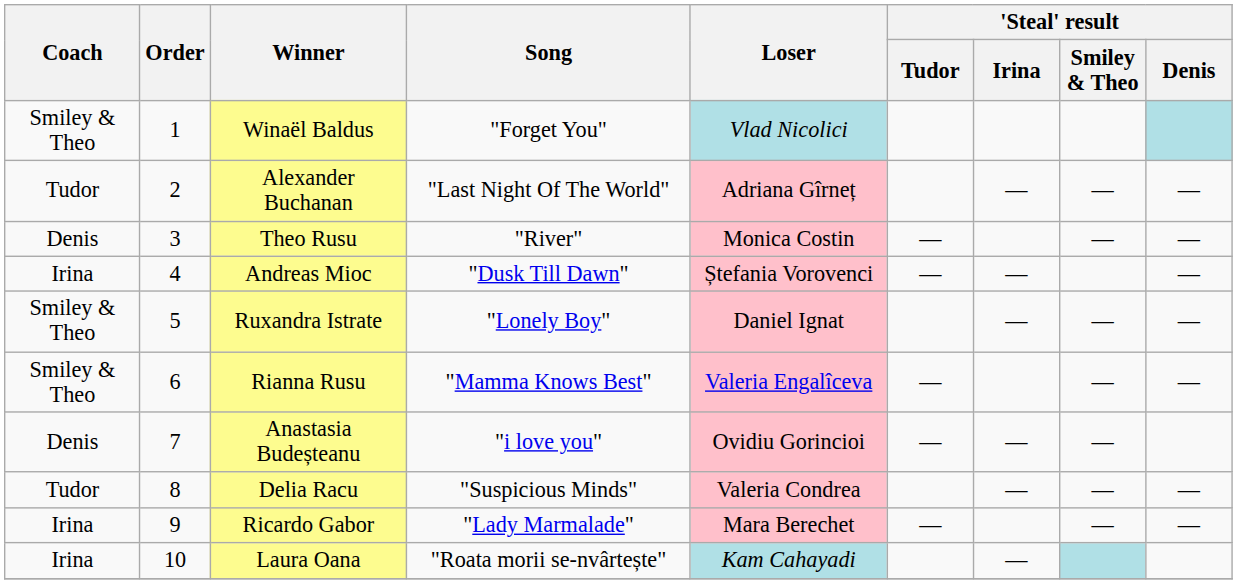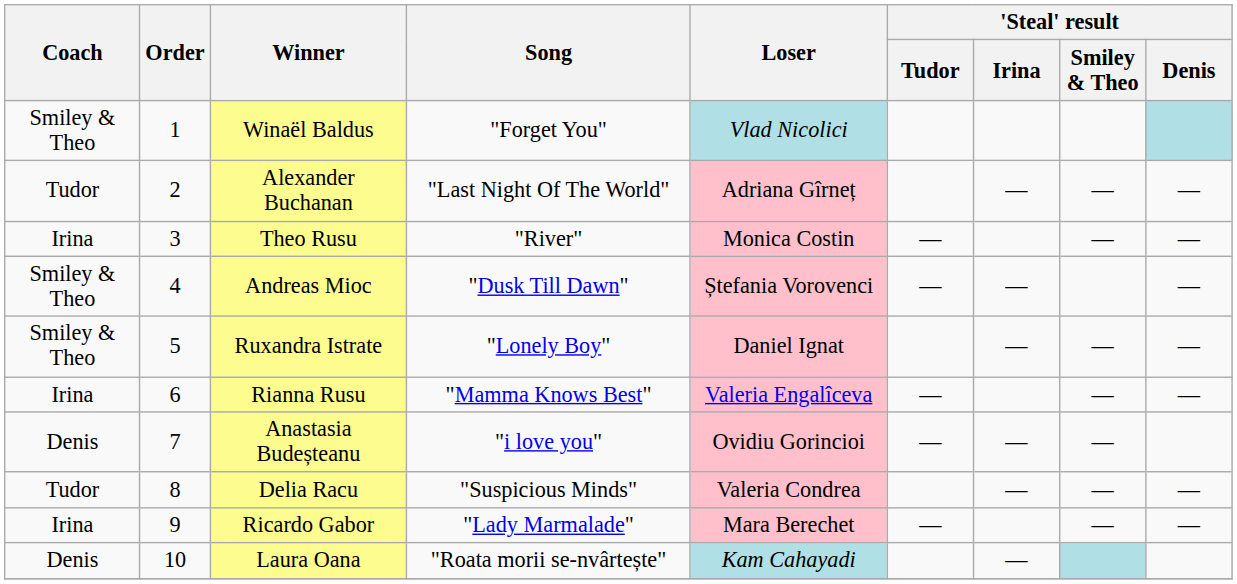(72, 238) Denis -> (72, 238) Irina
(72, 273) Irina -> (72, 286) Smiley & Theo
(72, 381) Smiley & Theo -> (72, 394) Irina
(72, 560) Irina -> (72, 560) Denis
